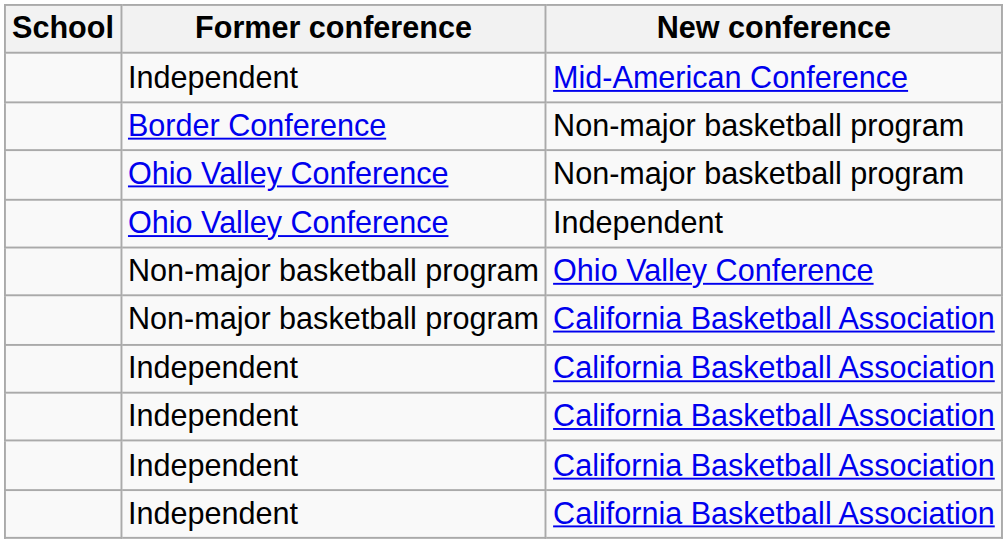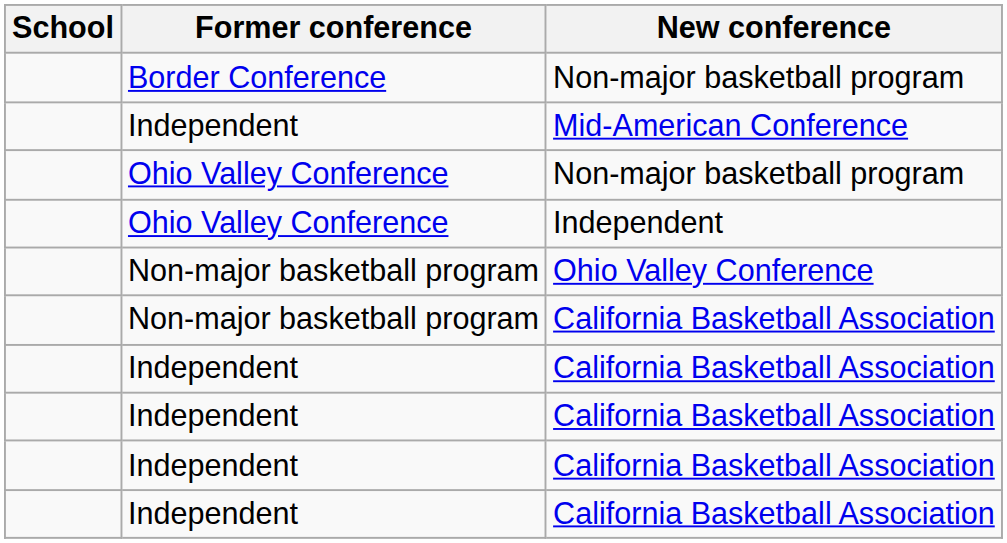rows swapped: (257, 125) <-> (213, 77)
